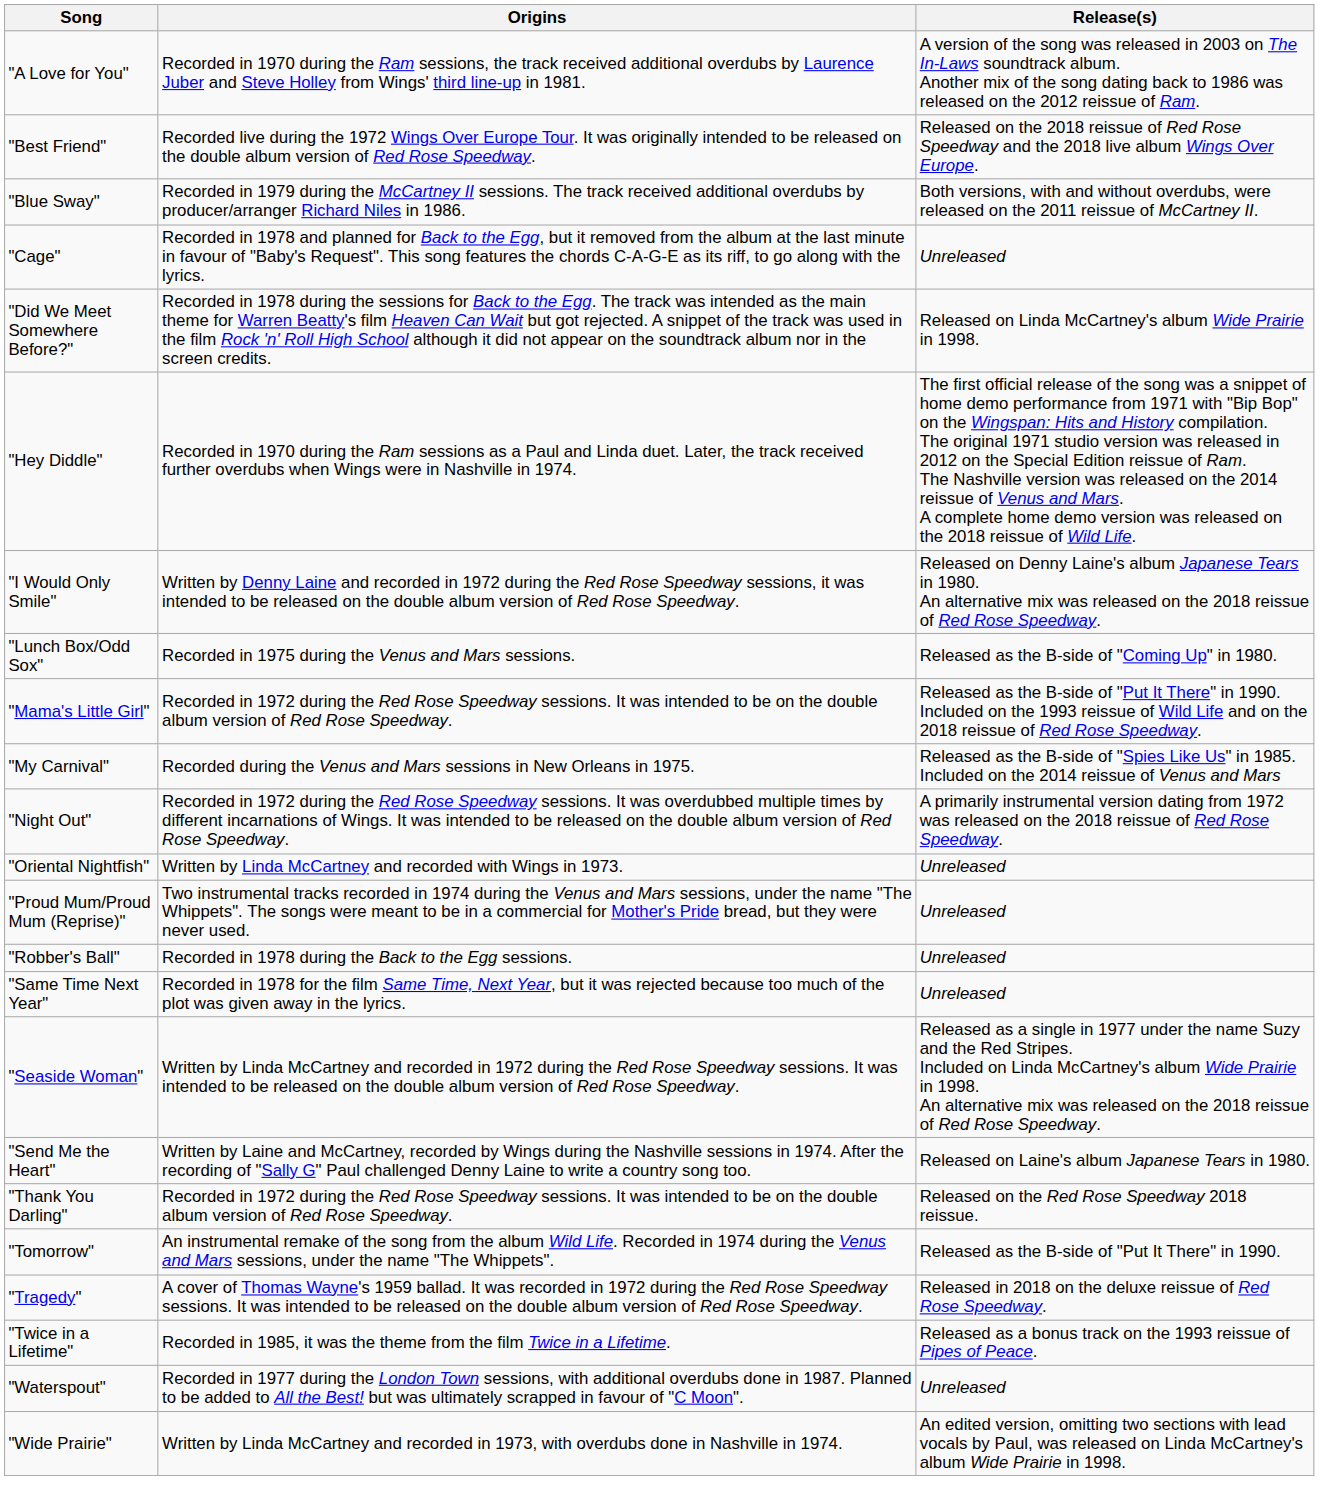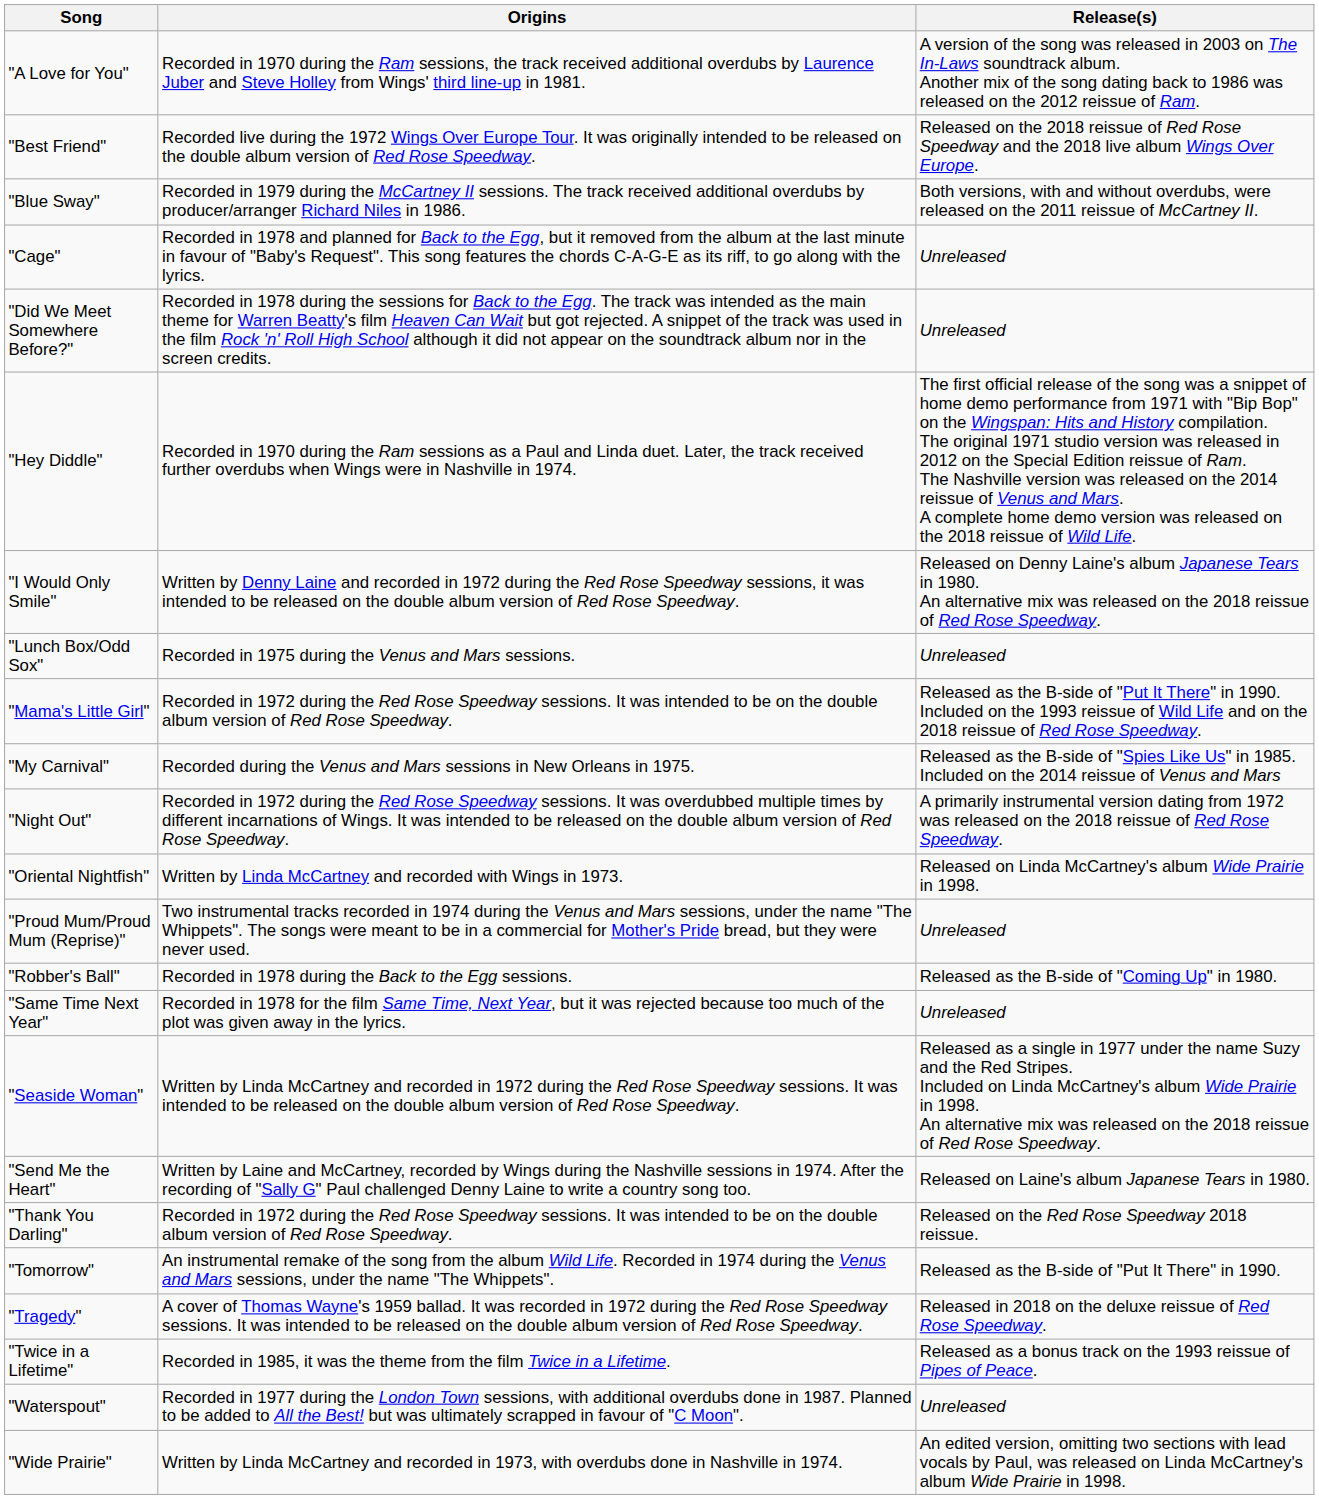(1112, 330) Released on Linda McCartney's album Wide Prairie in 1998. -> (963, 330) Unreleased
(1098, 656) Released as the B-side of "Coming Up" in 1980. -> (963, 656) Unreleased
(963, 866) Unreleased -> (1112, 876) Released on Linda McCartney's album Wide Prairie in 1998.
(963, 957) Unreleased -> (1098, 976) Released as the B-side of "Coming Up" in 1980.
